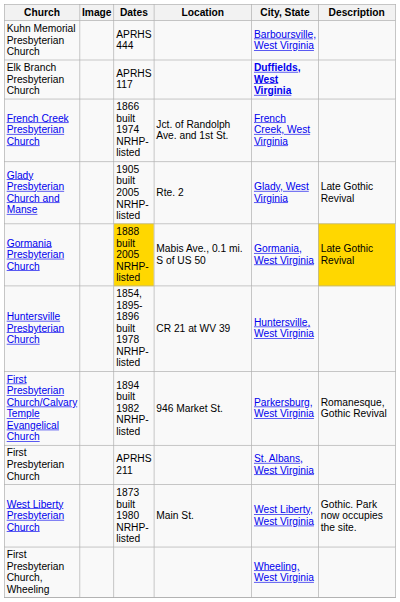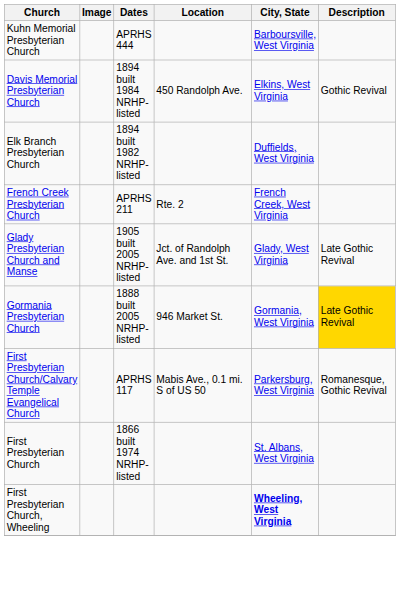+ row: (42, 91)
(134, 79) APRHS 117 -> (133, 153) 1894 built 1982 NRHP-listed
(277, 79) bold -> (284, 153) normal
(133, 130) 1866 built 1974 NRHP-listed -> (134, 204) APRHS 211
(193, 130) Jct. of Randolph Ave. and 1st St. -> (170, 204) Rte. 2
(170, 192) Rte. 2 -> (193, 255) Jct. of Randolph Ave. and 1st St.
(133, 255) gold background -> (133, 317) no background
(199, 255) Mabis Ave., 0.1 mi. S of US 50 -> (190, 317) 946 Market St.
- row: (35, 328)
(133, 408) 1894 built 1982 NRHP-listed -> (134, 385) APRHS 117
(190, 408) 946 Market St. -> (199, 385) Mabis Ave., 0.1 mi. S of US 50
(134, 465) APRHS 211 -> (133, 453) 1866 built 1974 NRHP-listed
- row: (35, 515)
(284, 572) normal -> (278, 510) bold
